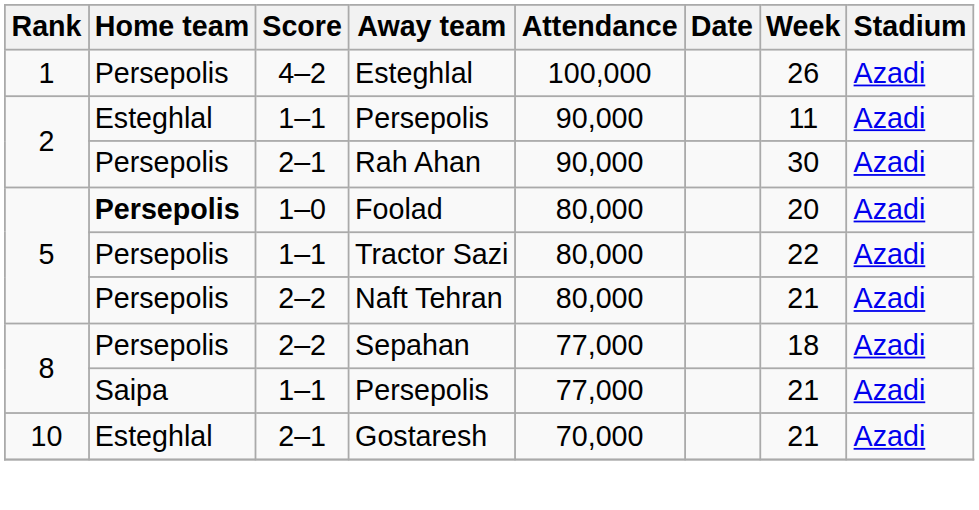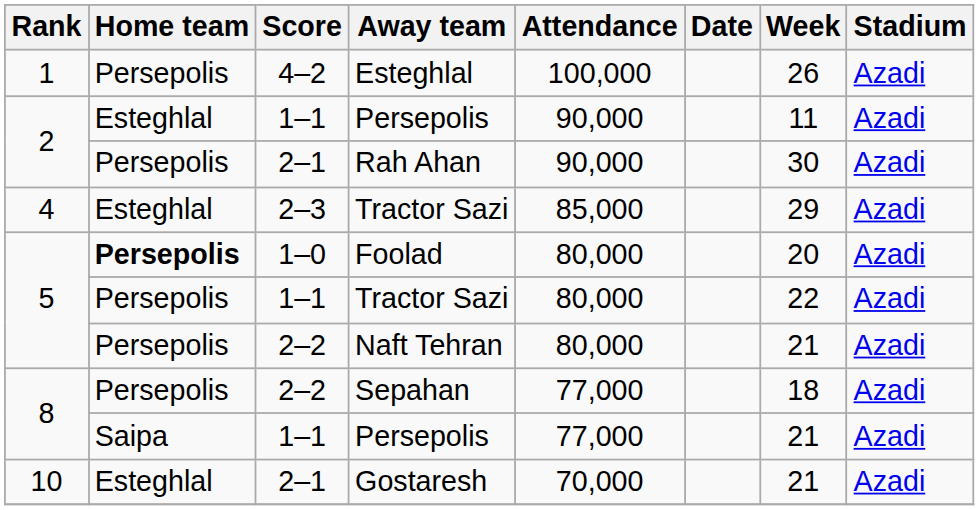+ row: (47, 208)
